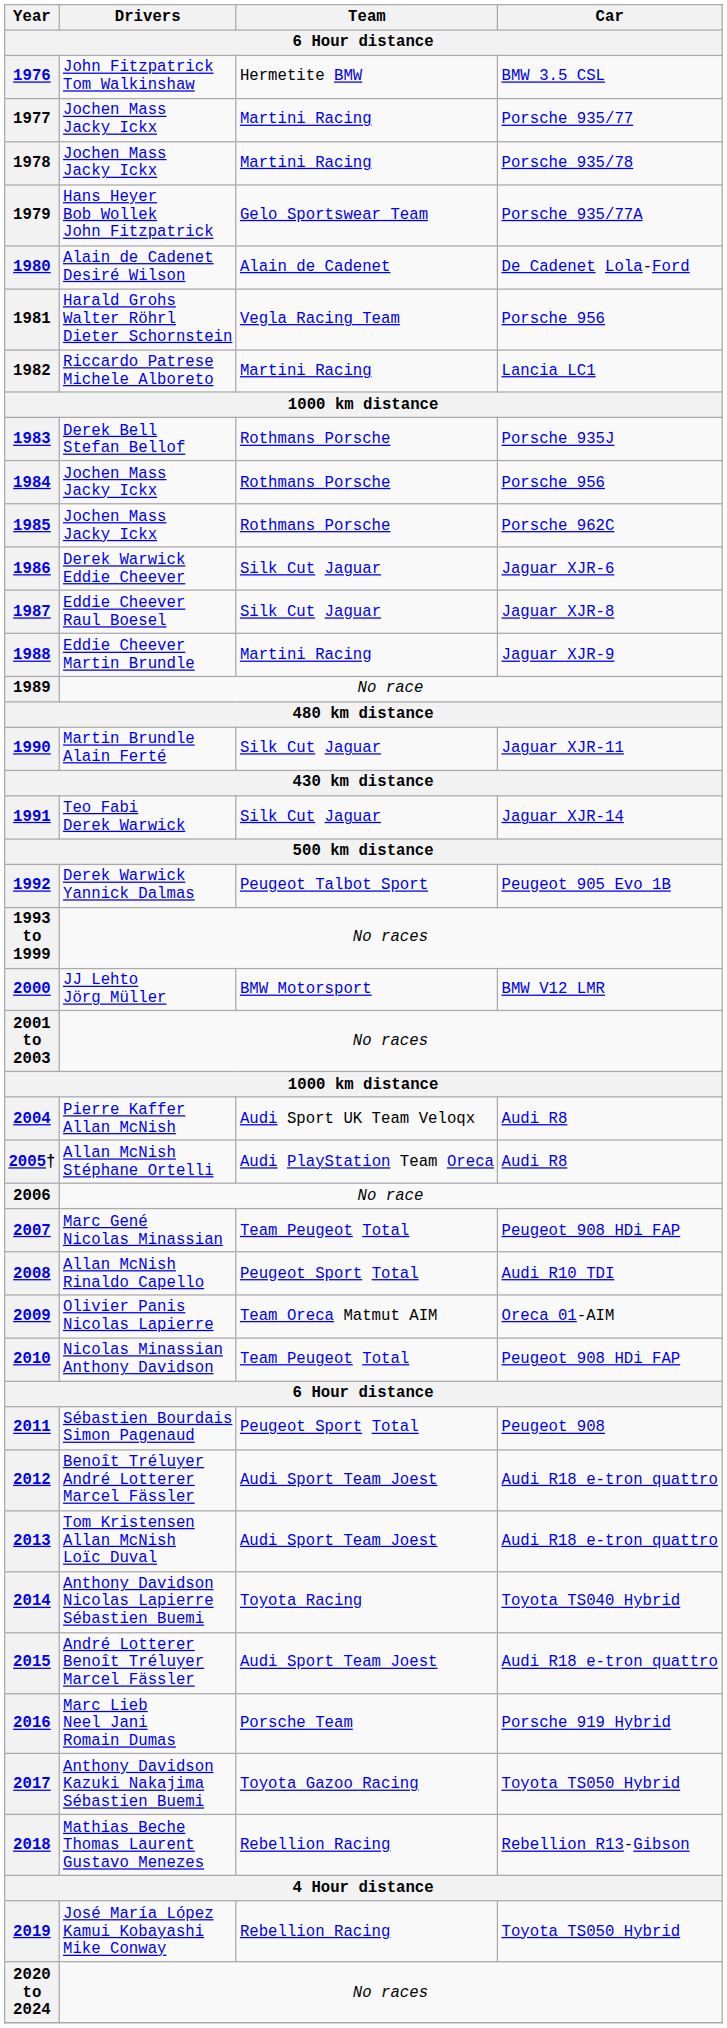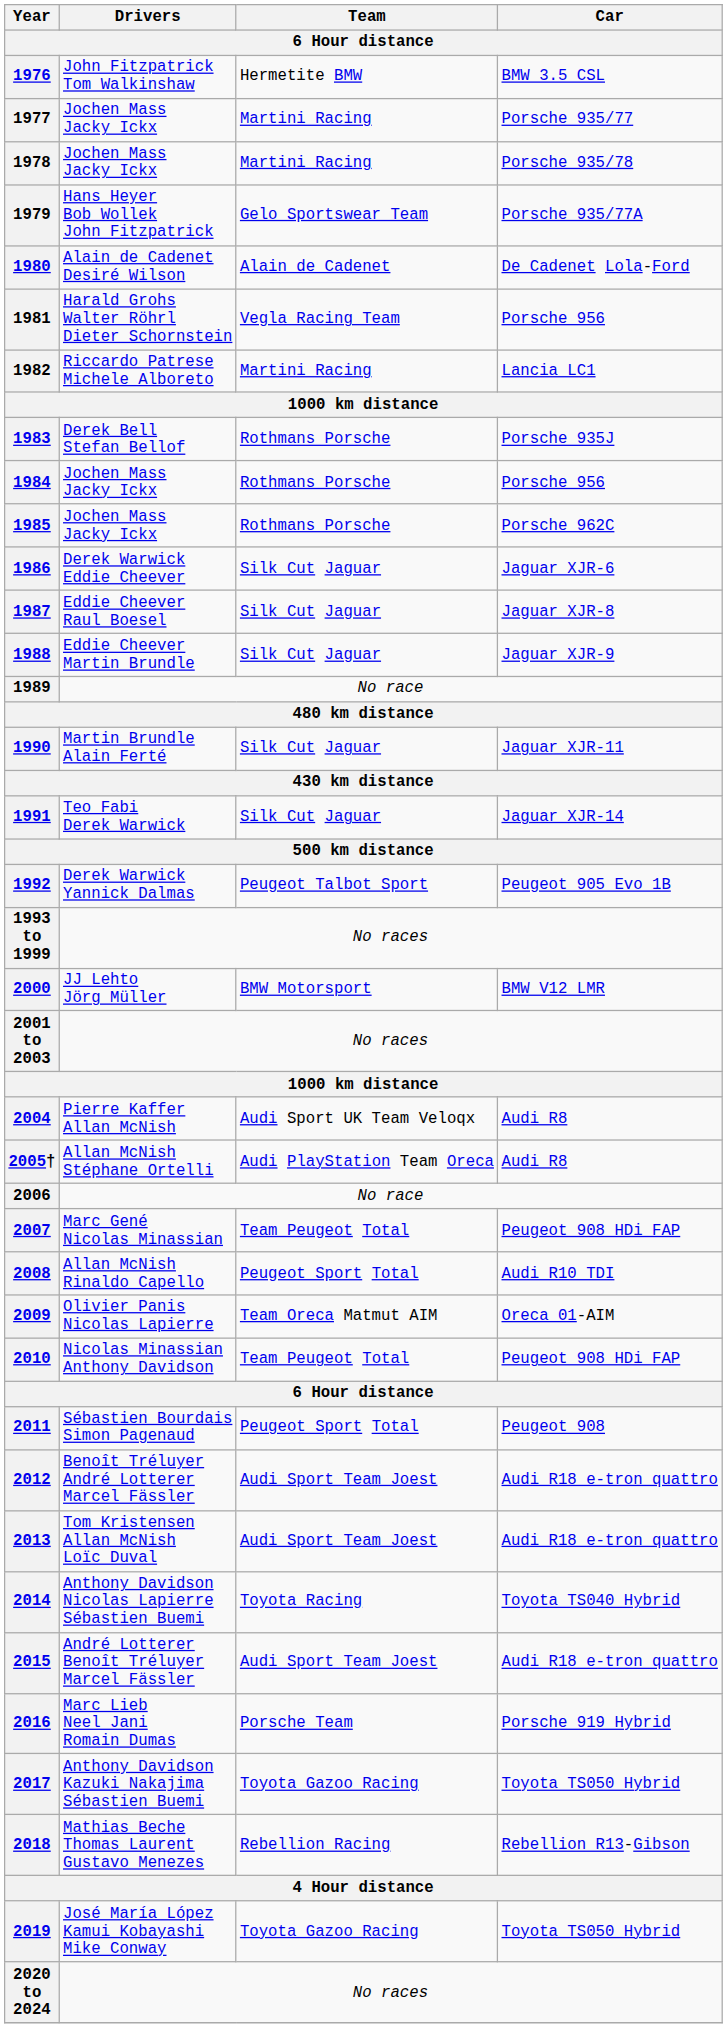(306, 655) Martini Racing -> (310, 655) Silk Cut Jaguar
(315, 1932) Rebellion Racing -> (329, 1932) Toyota Gazoo Racing
